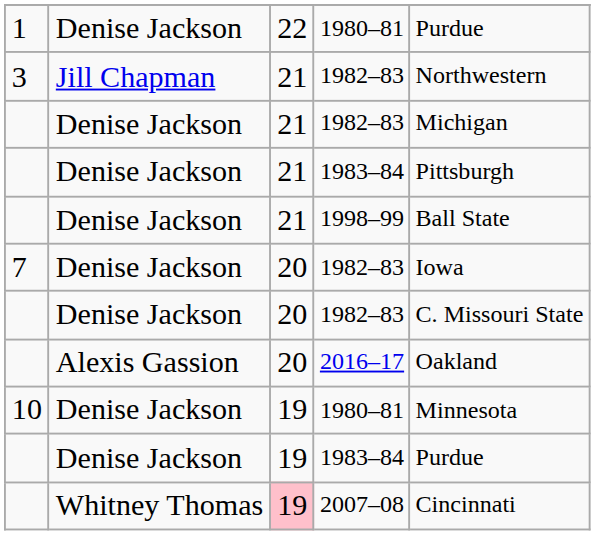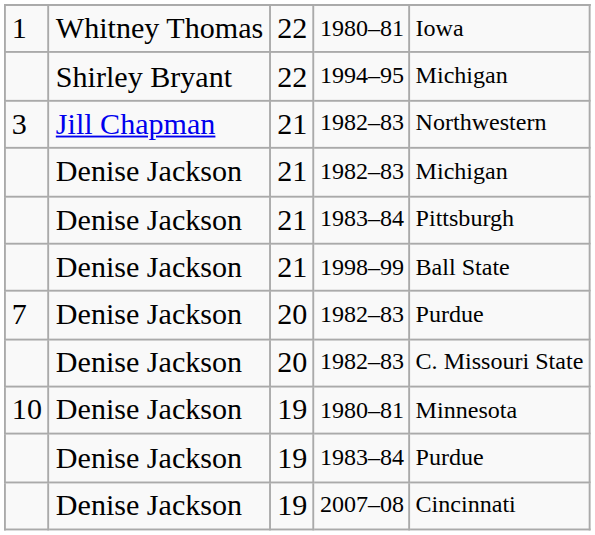(149, 28) Denise Jackson -> (160, 28) Whitney Thomas
(450, 28) Purdue -> (440, 28) Iowa
+ row: (27, 76)
(440, 266) Iowa -> (450, 314) Purdue
- row: (27, 363)
(160, 505) Whitney Thomas -> (149, 505) Denise Jackson
(292, 505) pink background -> (292, 505) no background
